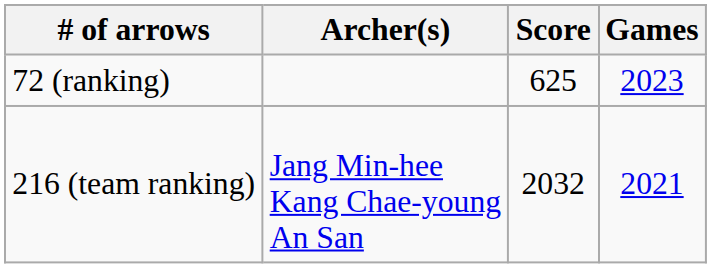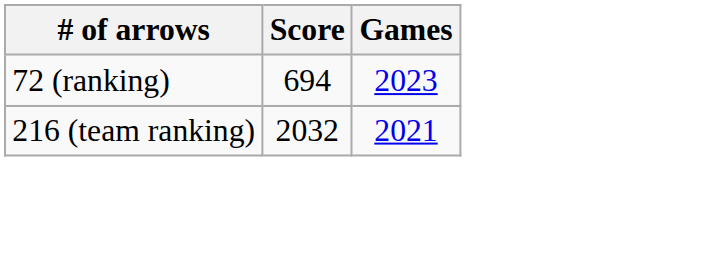- column: (385, 29)
(553, 79) 625 -> (307, 79) 694
